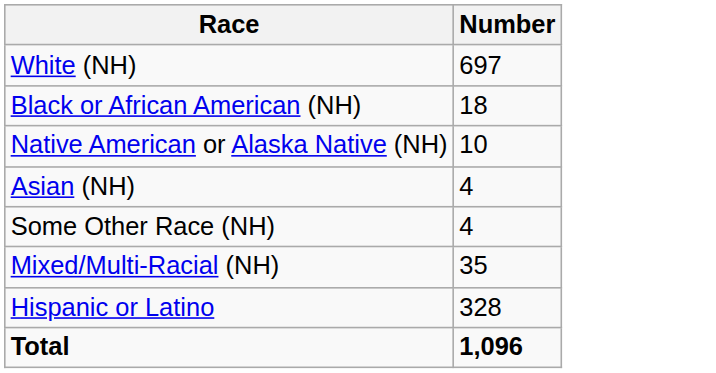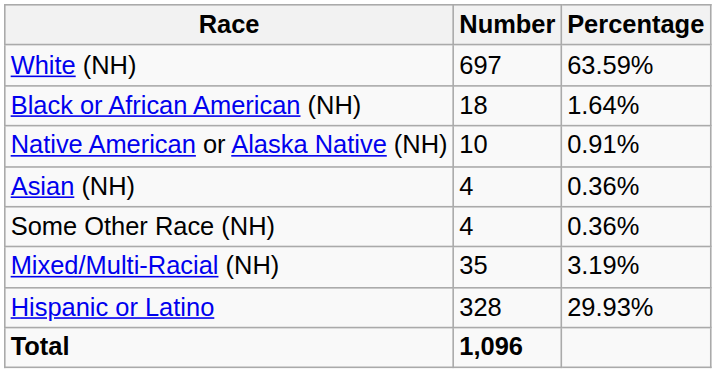+ column: (636, 24)
